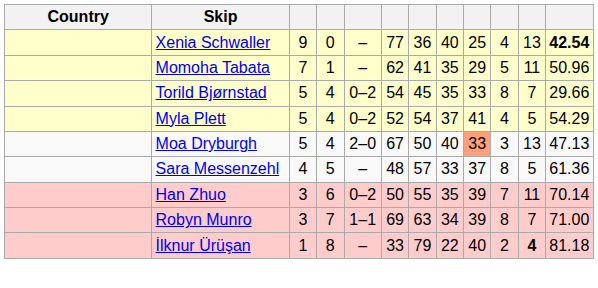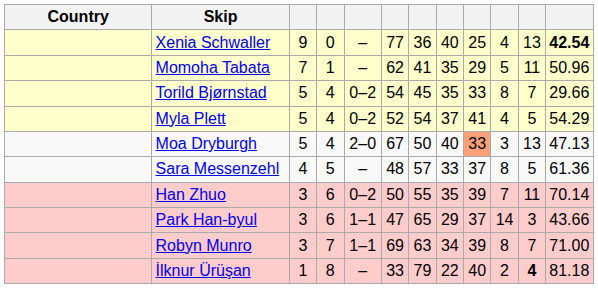+ row: (206, 220)
